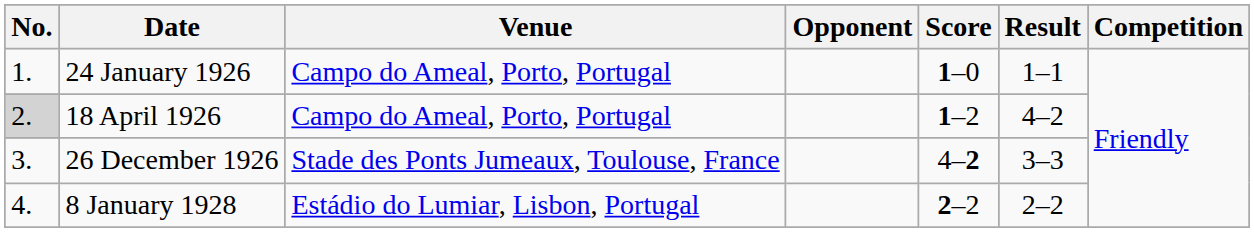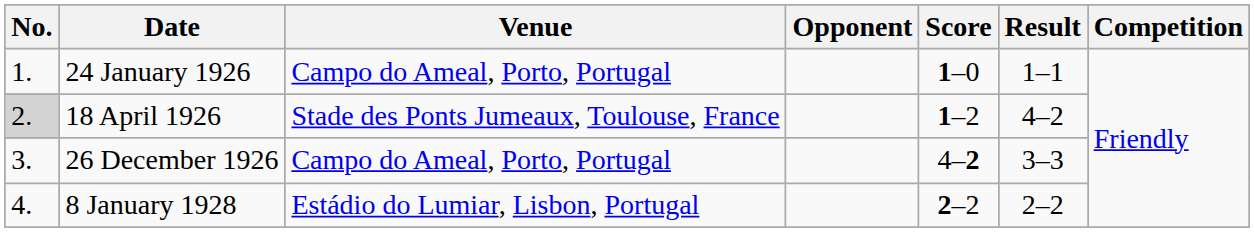(481, 115) Campo do Ameal, Porto, Portugal -> (536, 115) Stade des Ponts Jumeaux, Toulouse, France
(536, 159) Stade des Ponts Jumeaux, Toulouse, France -> (481, 159) Campo do Ameal, Porto, Portugal
